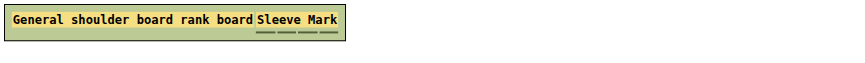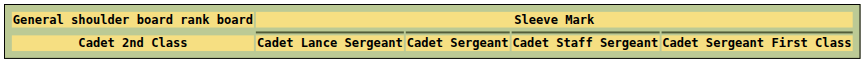+ row: (133, 43)
